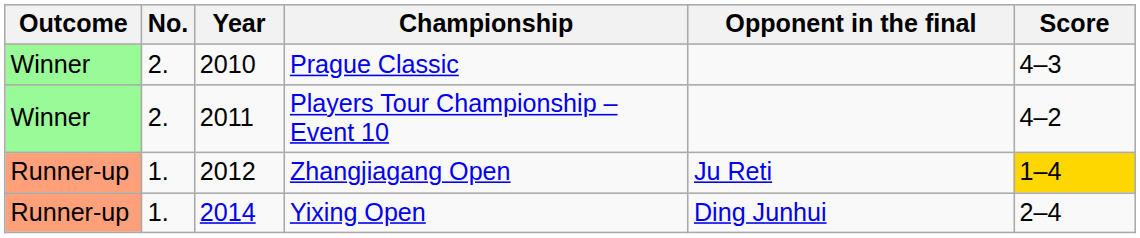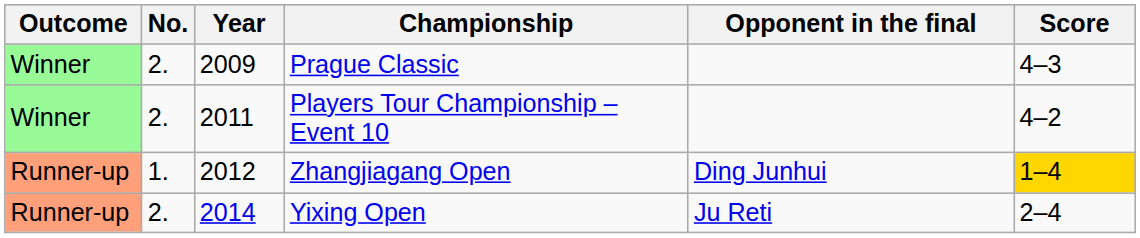(228, 64) 2010 -> (228, 64) 2009
(733, 172) Ju Reti -> (760, 172) Ding Junhui
(158, 212) 1. -> (158, 212) 2.
(760, 212) Ding Junhui -> (733, 212) Ju Reti
